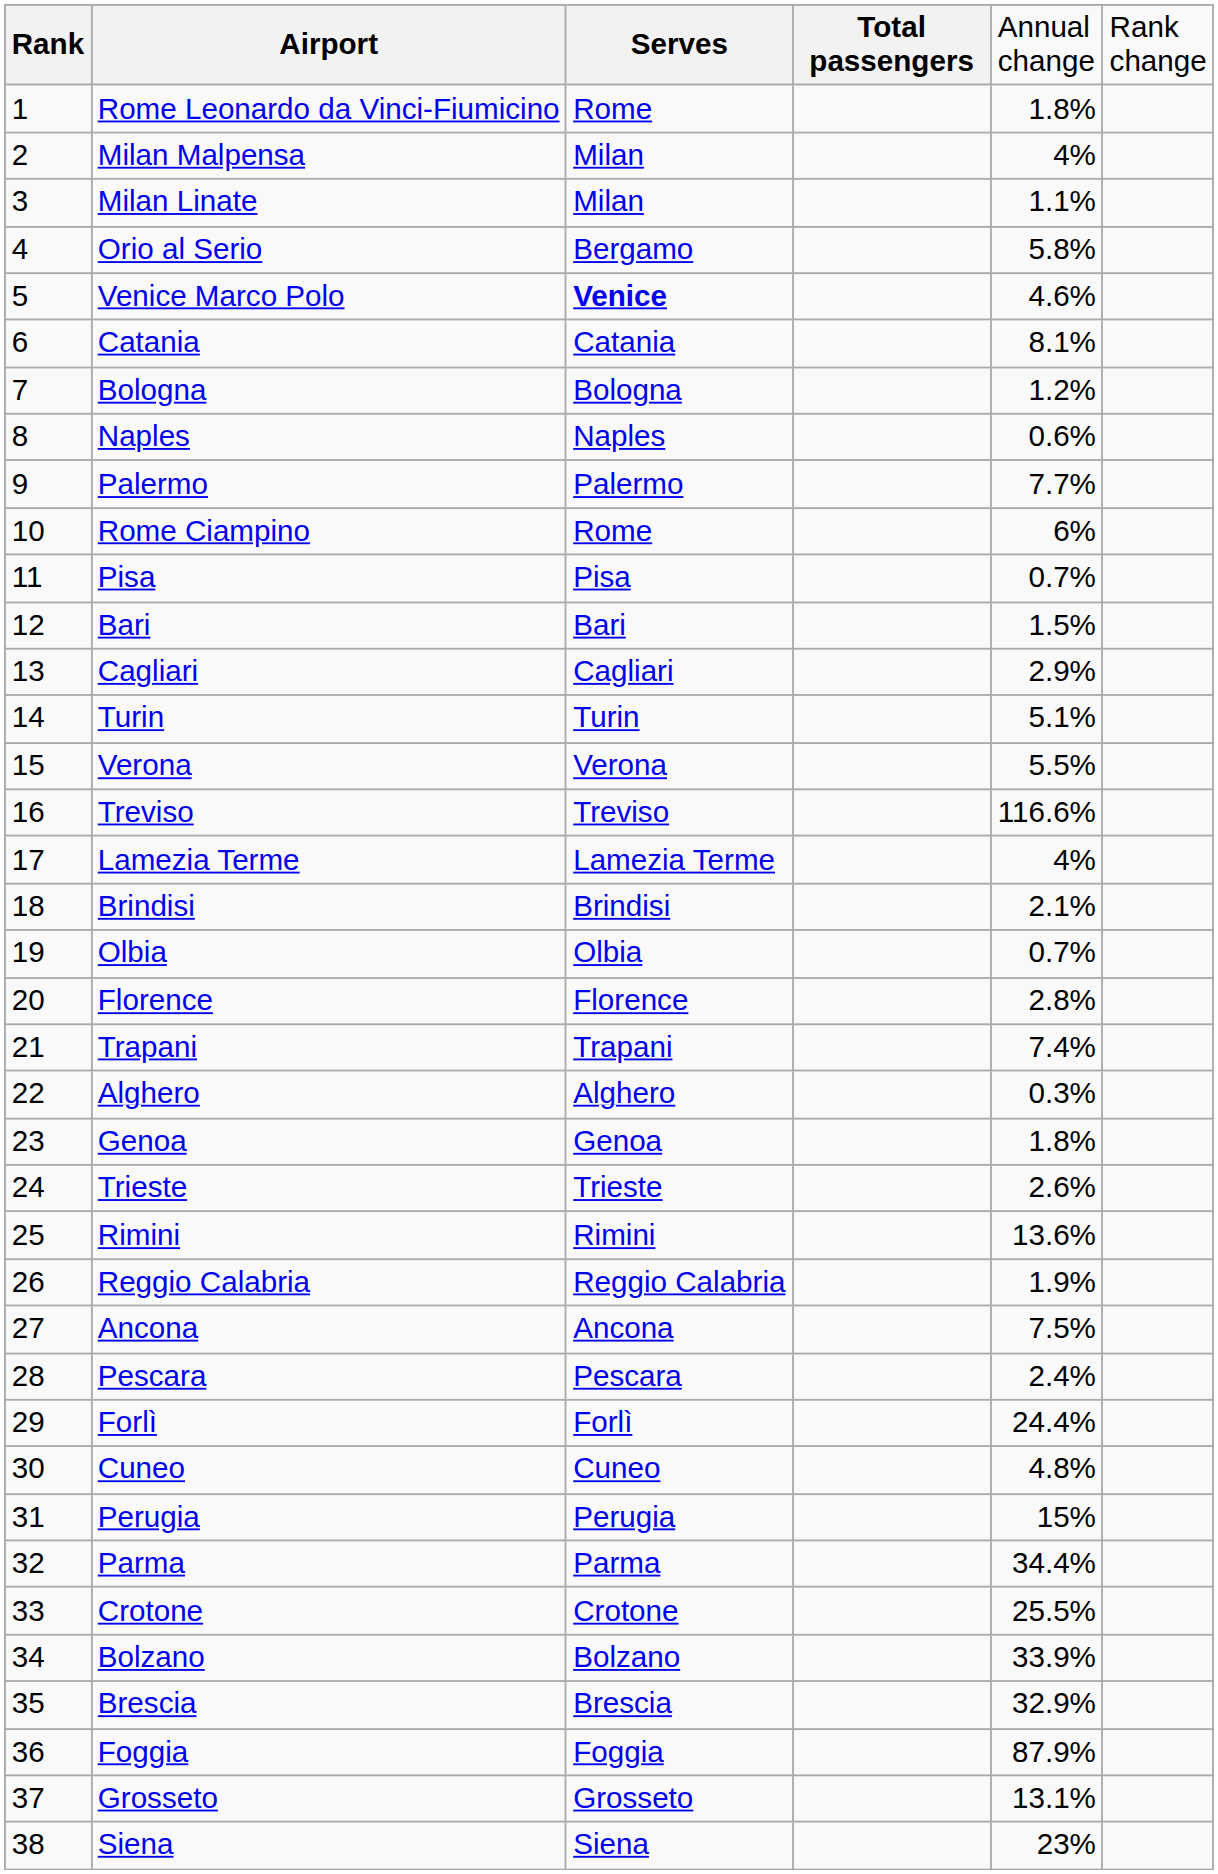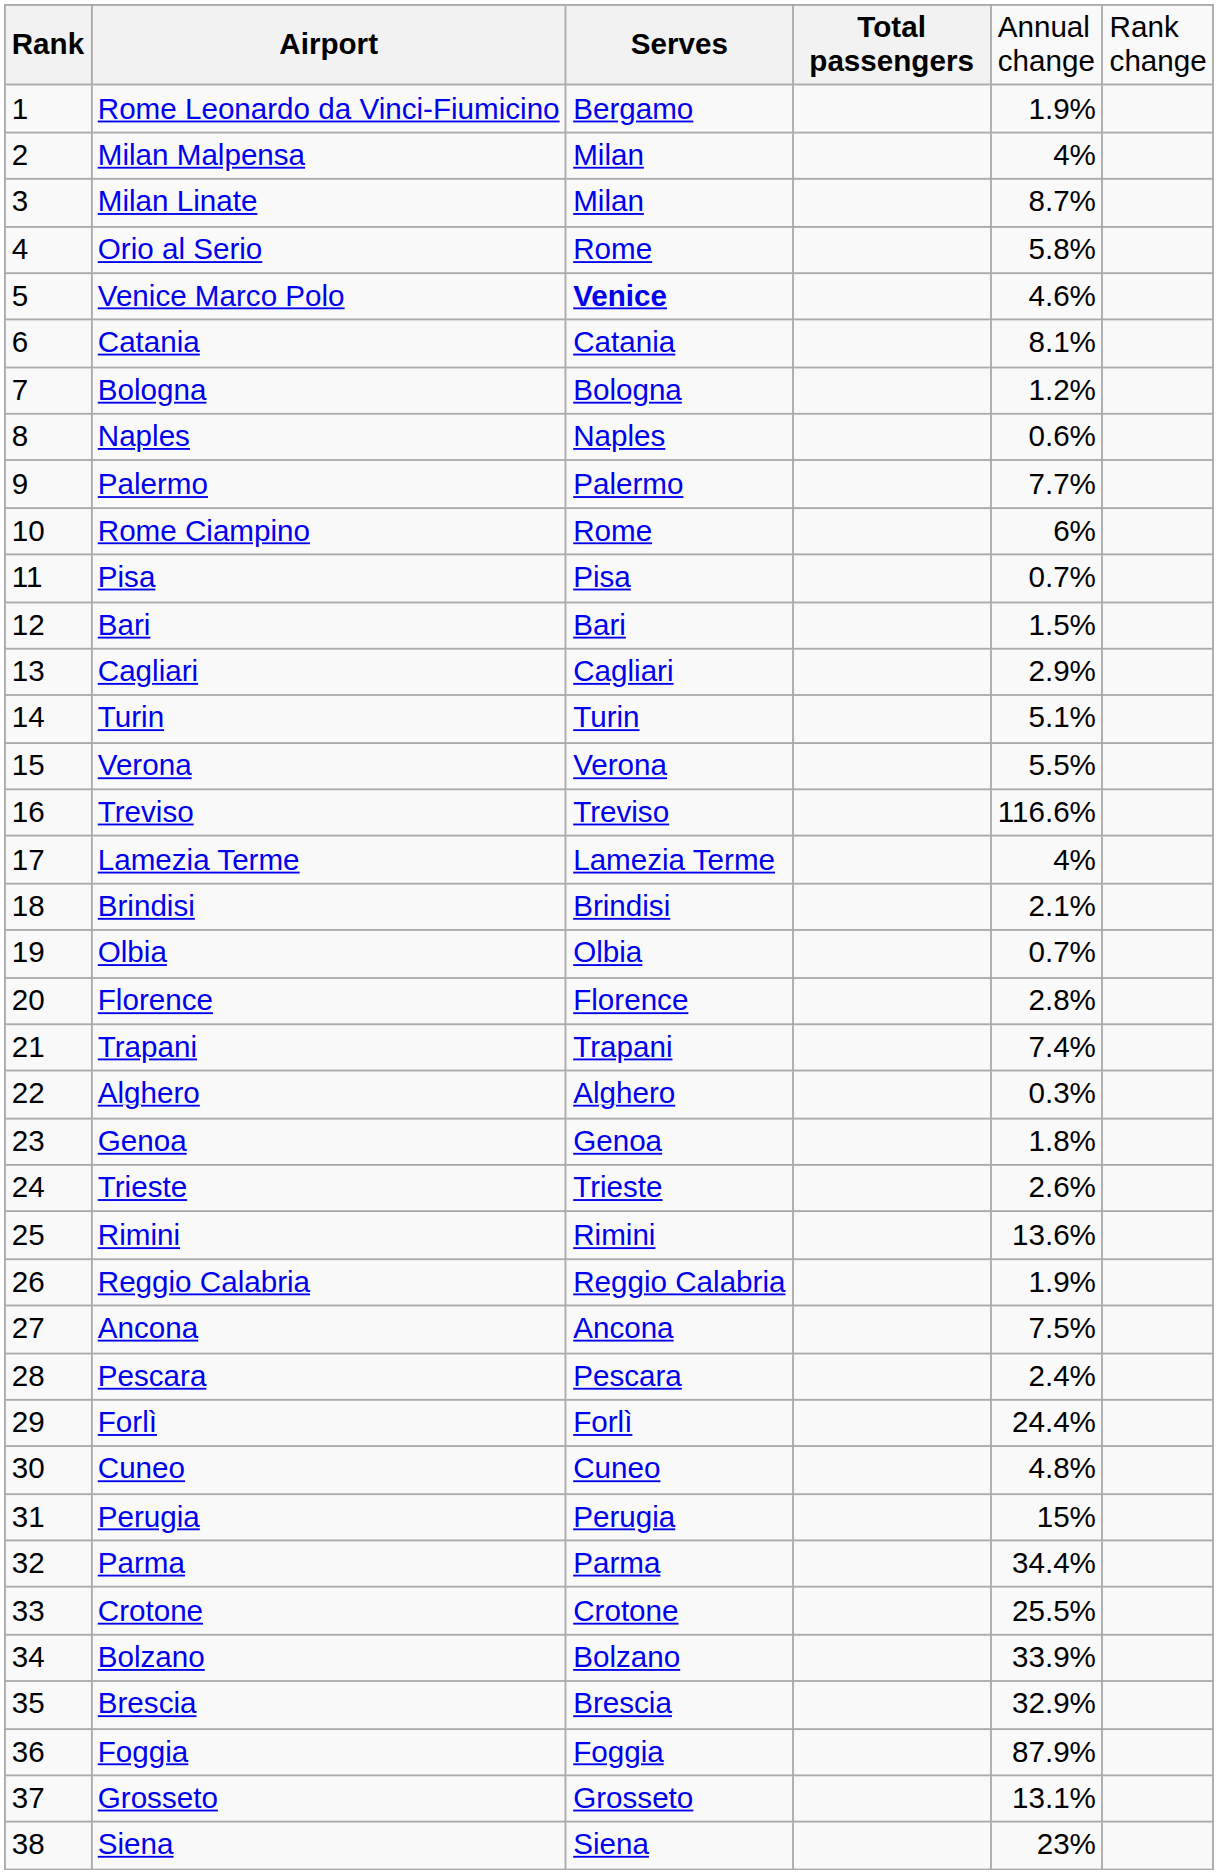(613, 108) Rome -> (633, 108) Bergamo
(1062, 108) 1.8% -> (1062, 108) 1.9%
(1062, 202) 1.1% -> (1062, 202) 8.7%
(633, 249) Bergamo -> (613, 249) Rome
